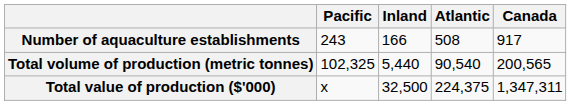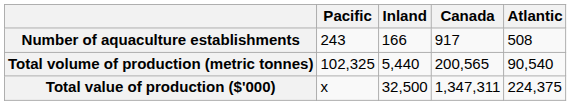columns swapped: (462, 16) <-> (530, 16)
